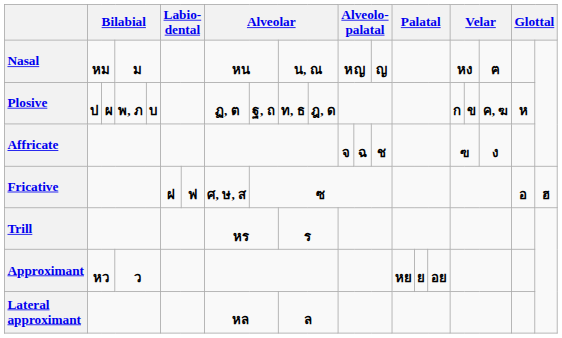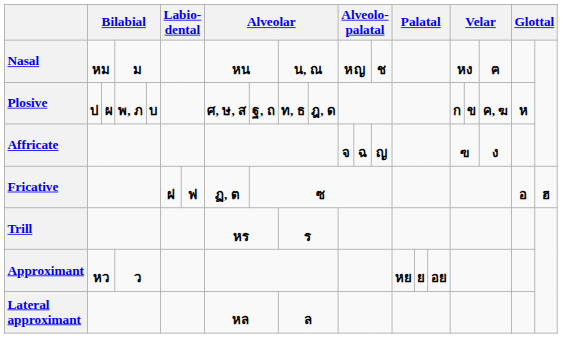(381, 69) ญ -> (381, 69) ช
(227, 111) ฏ, ต -> (227, 111) ศ, ษ, ส
(381, 152) ช -> (381, 152) ญ
(227, 194) ศ, ษ, ส -> (227, 194) ฏ, ต
